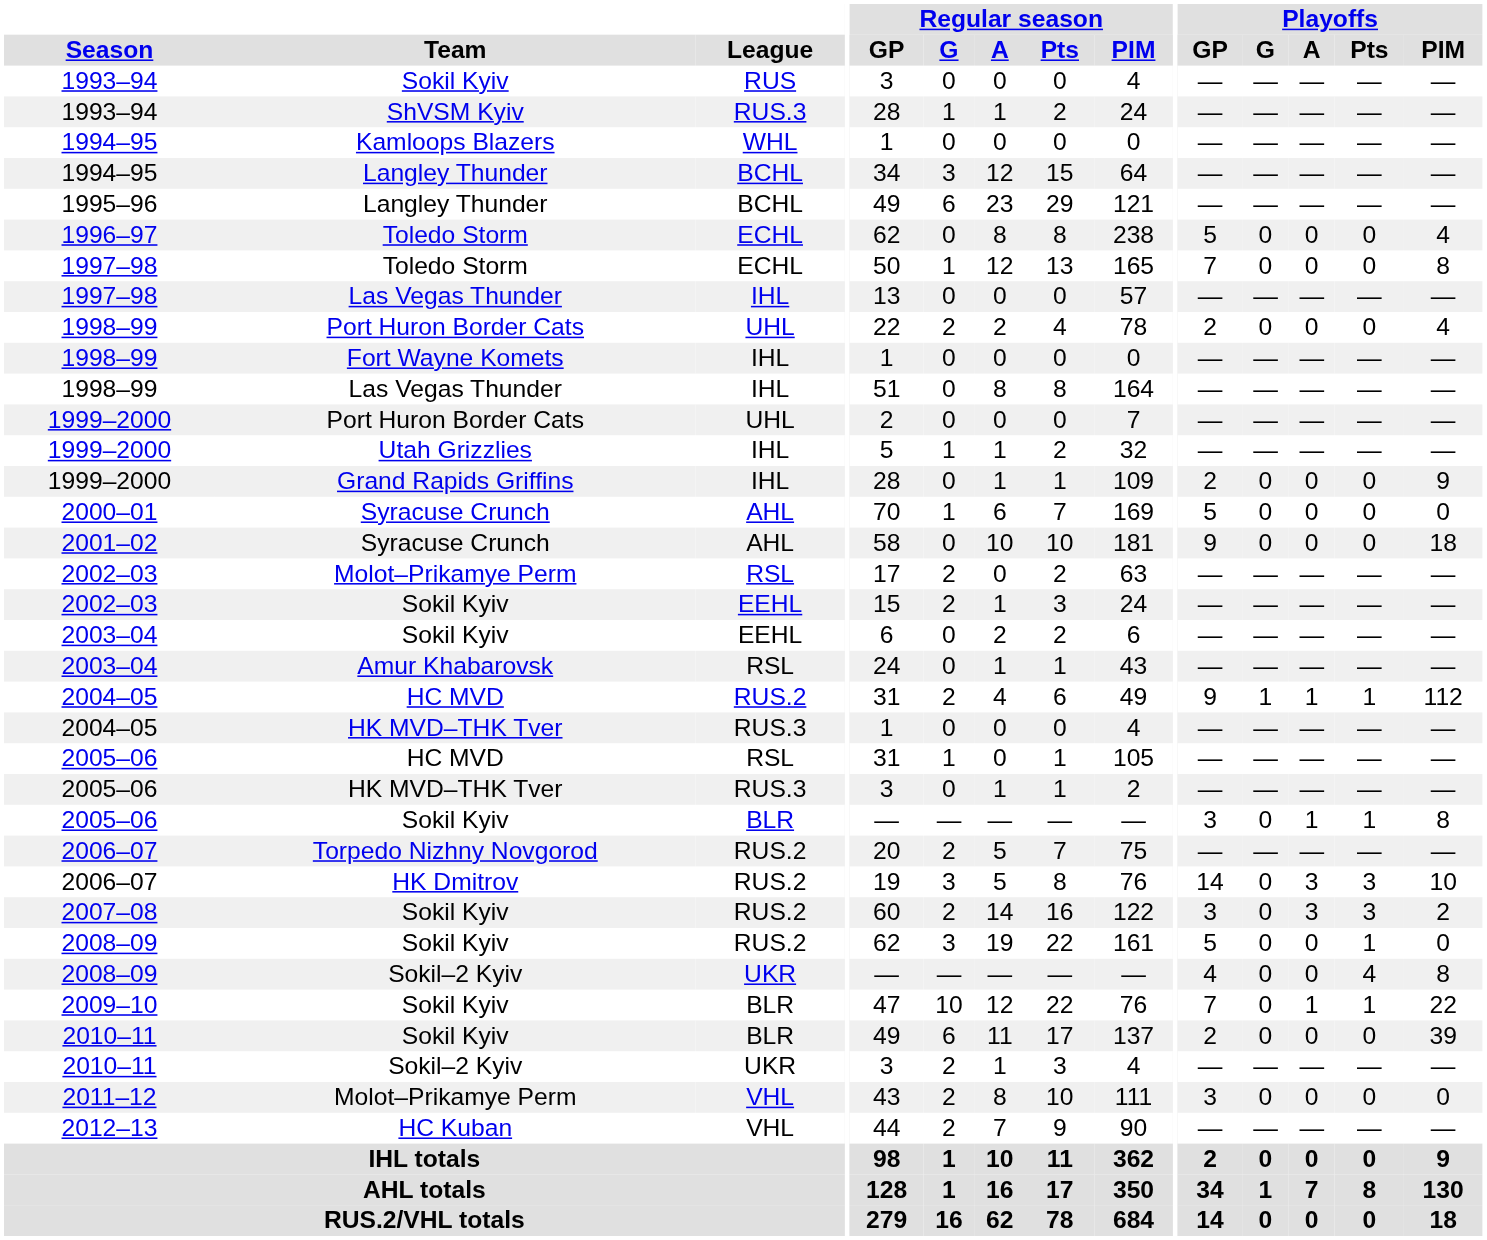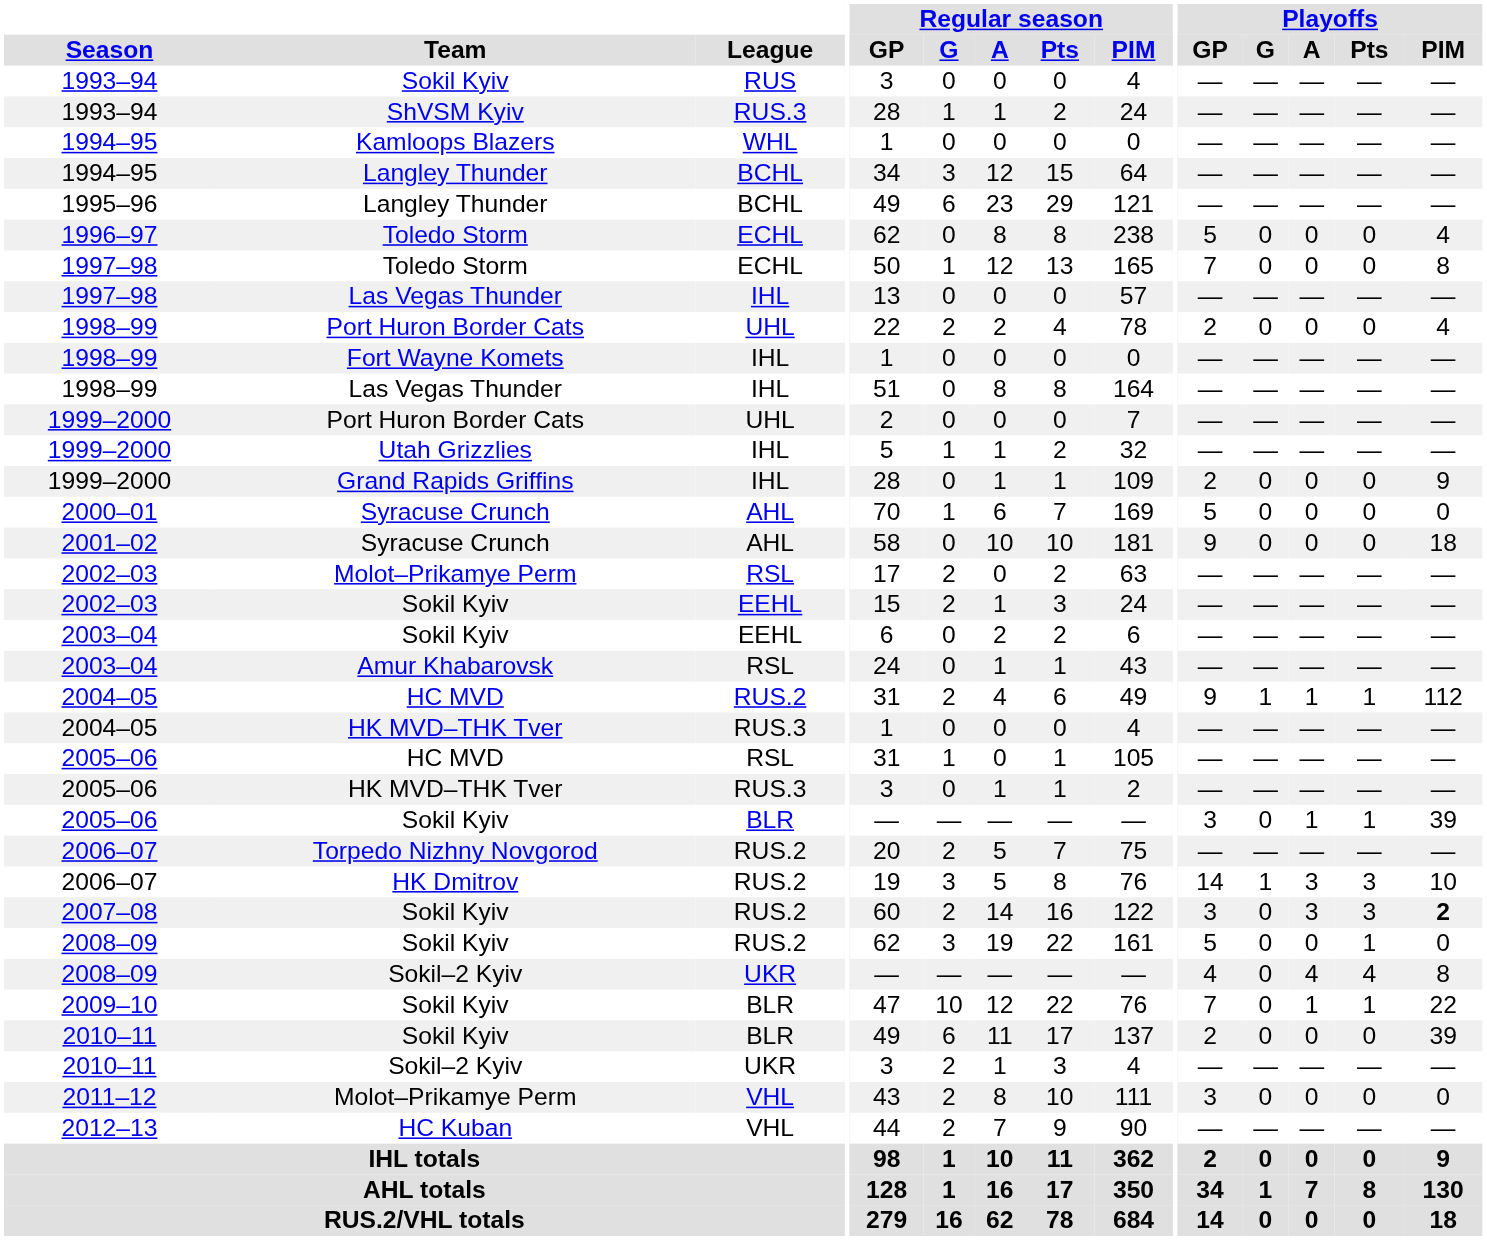(1443, 819) 8 -> (1443, 819) 39
(1265, 881) 0 -> (1265, 881) 1
(1443, 912) normal -> (1443, 912) bold
(1312, 973) 0 -> (1312, 973) 4
